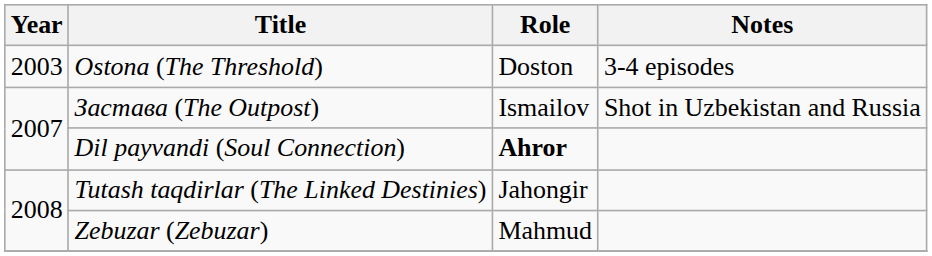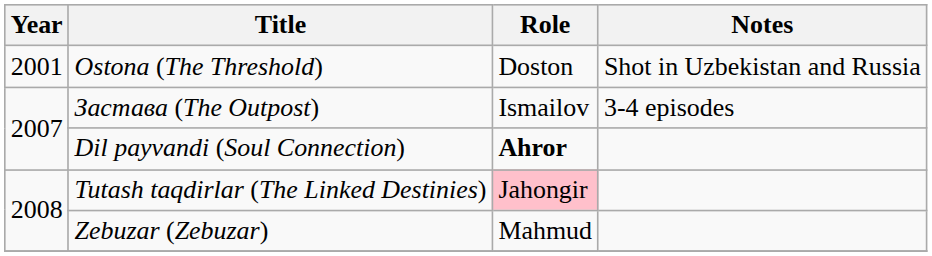(37, 66) 2003 -> (37, 66) 2001
(669, 66) 3-4 episodes -> (762, 66) Shot in Uzbekistan and Russia
(762, 107) Shot in Uzbekistan and Russia -> (669, 107) 3-4 episodes
(543, 189) no background -> (543, 189) pink background
